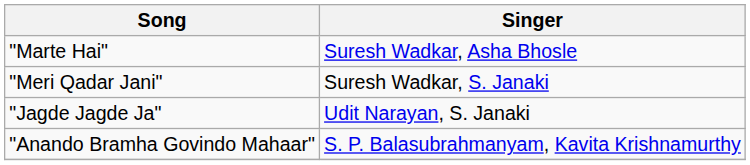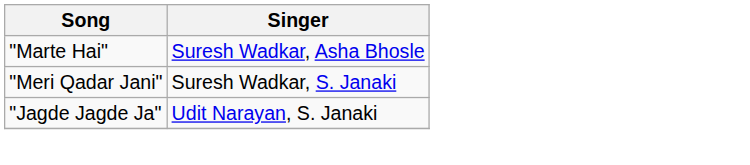- row: (162, 145)
